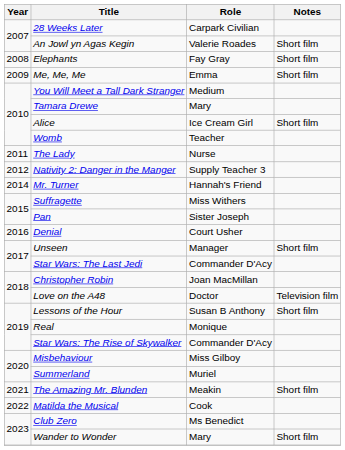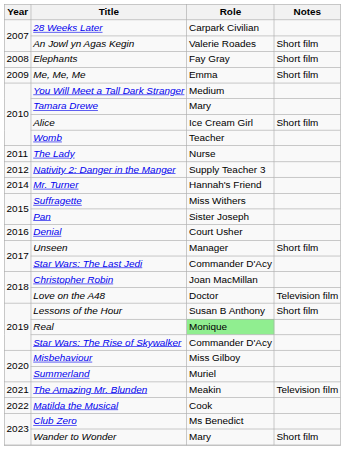(208, 327) no background -> (208, 327) lightgreen background
(297, 389) Short film -> (307, 389) Television film
